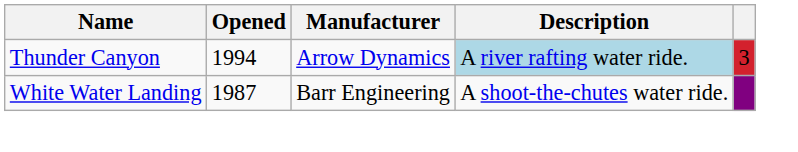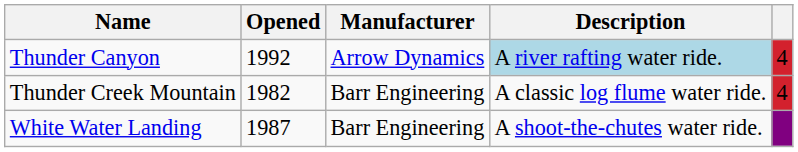(234, 57) 1994 -> (268, 57) 1992
(744, 57) 3 -> (782, 57) 4
+ row: (123, 92)
